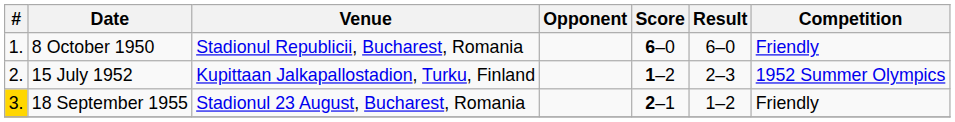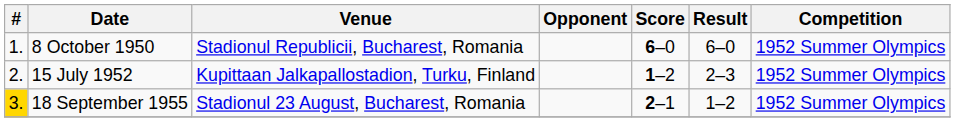(787, 47) Friendly -> (850, 47) 1952 Summer Olympics
(787, 103) Friendly -> (850, 103) 1952 Summer Olympics
